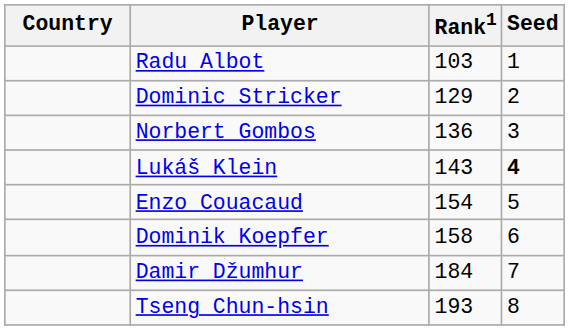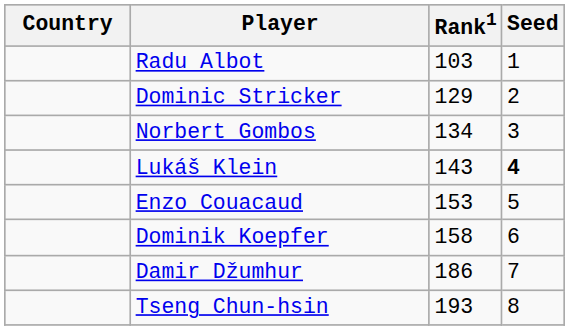(454, 133) 136 -> (454, 133) 134
(454, 203) 154 -> (454, 203) 153
(454, 273) 184 -> (454, 273) 186
